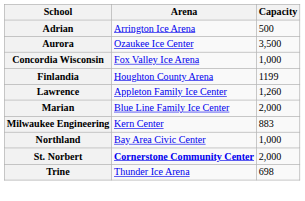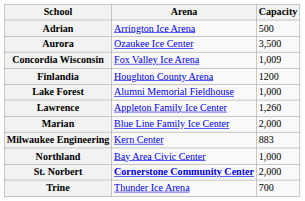(270, 60) 1,000 -> (270, 60) 1,009
(269, 76) 1199 -> (269, 76) 1200
+ row: (58, 92)
(266, 172) 698 -> (266, 188) 700
